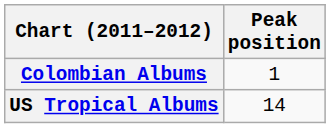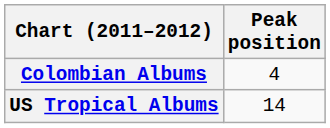(274, 74) 1 -> (274, 74) 4
